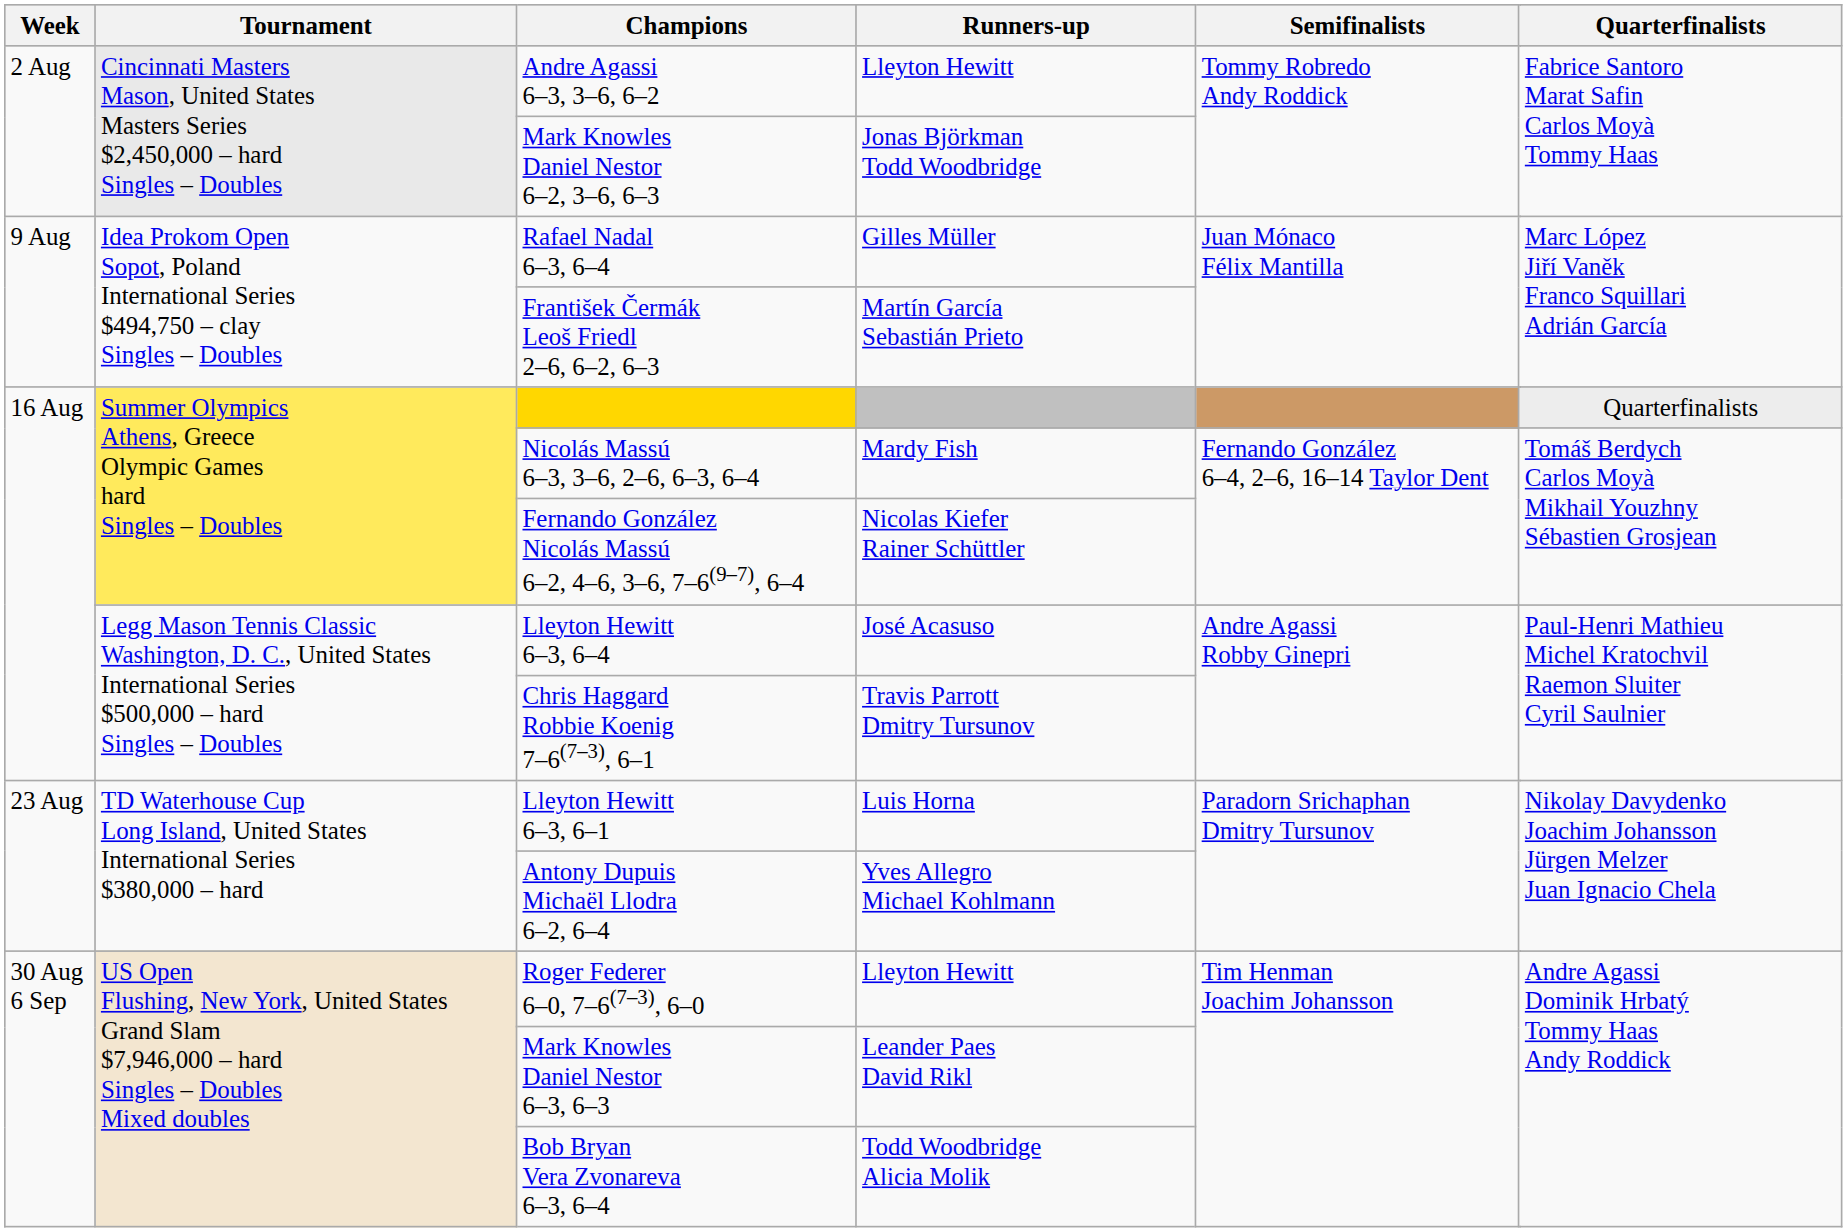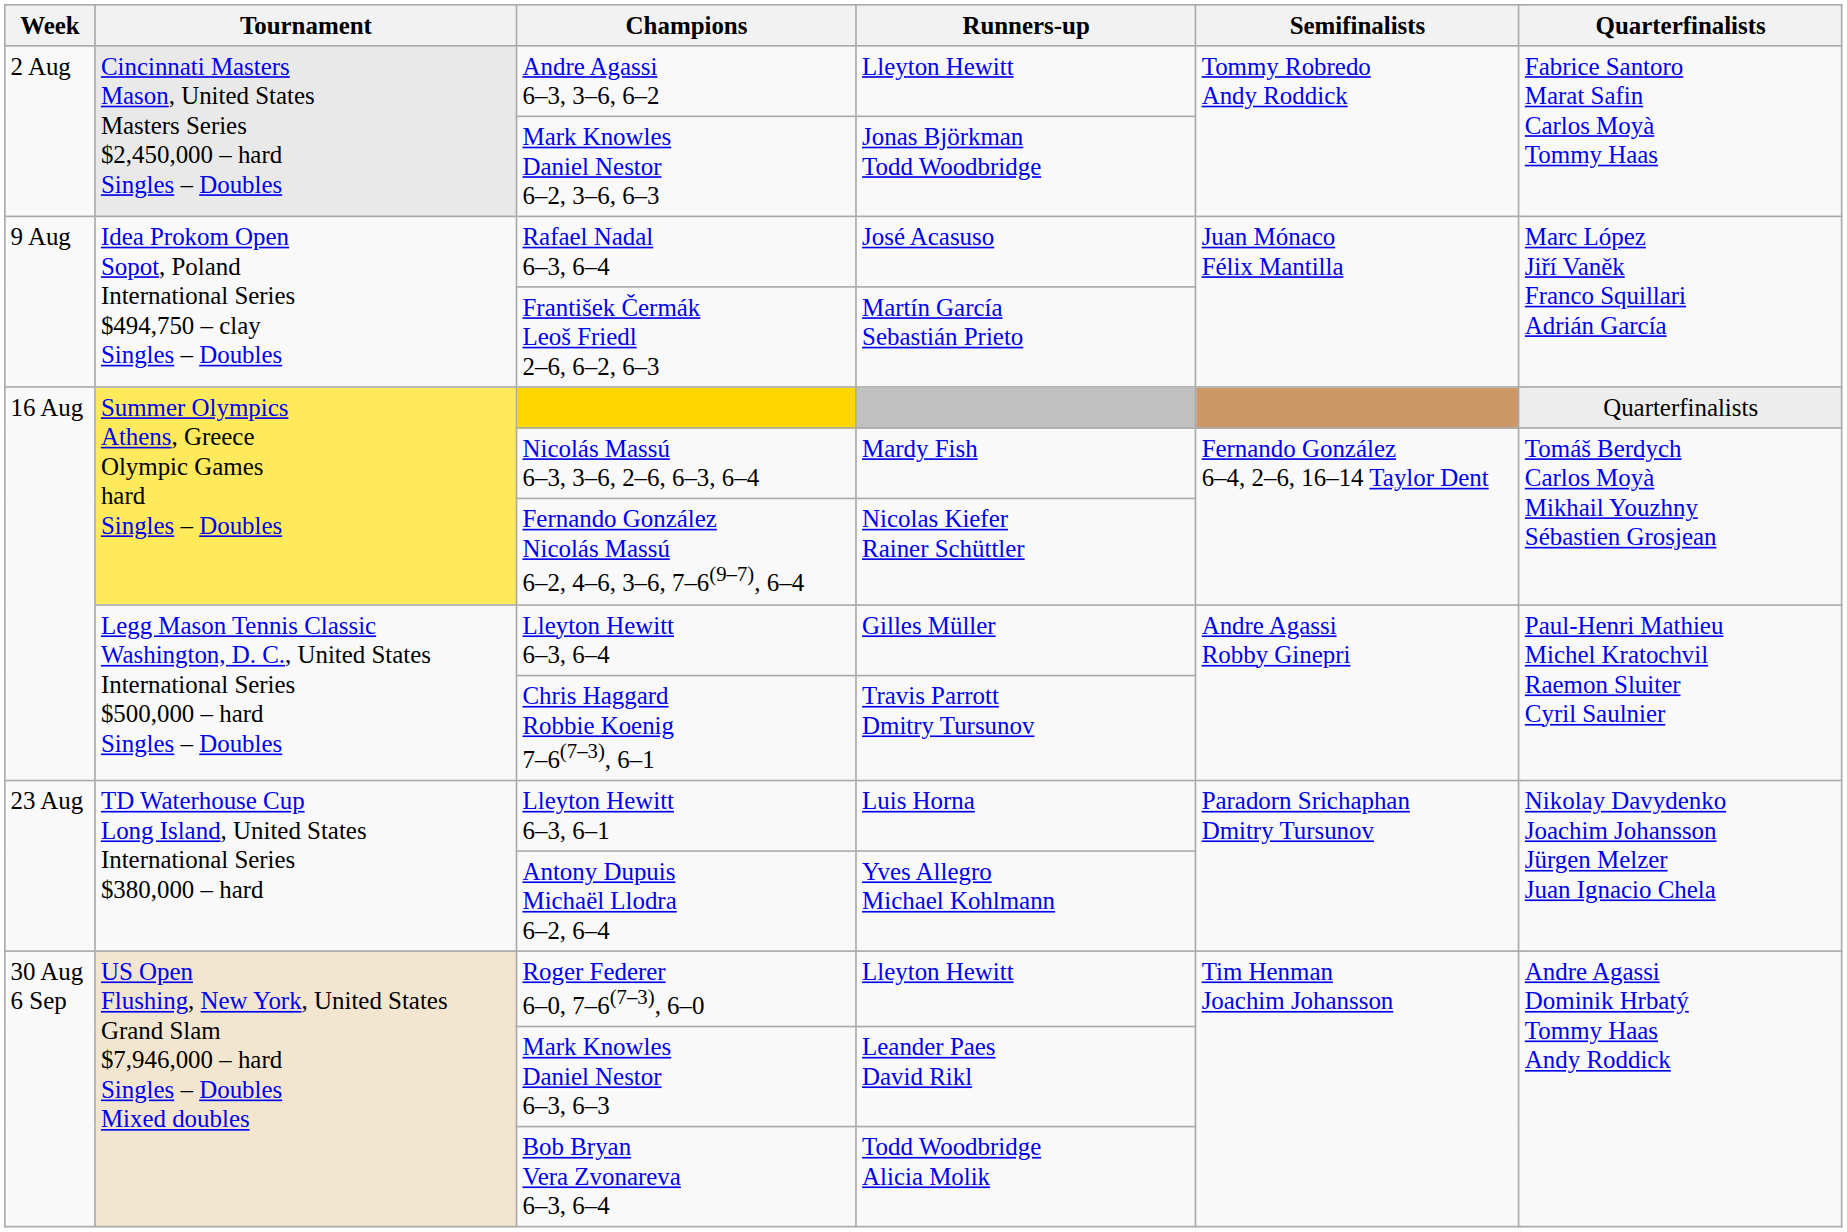(929, 237) Gilles Müller -> (928, 237) José Acasuso
(928, 624) José Acasuso -> (929, 624) Gilles Müller
